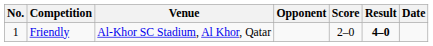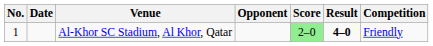columns swapped: (414, 13) <-> (61, 13)
(346, 32) no background -> (307, 32) lightgreen background
